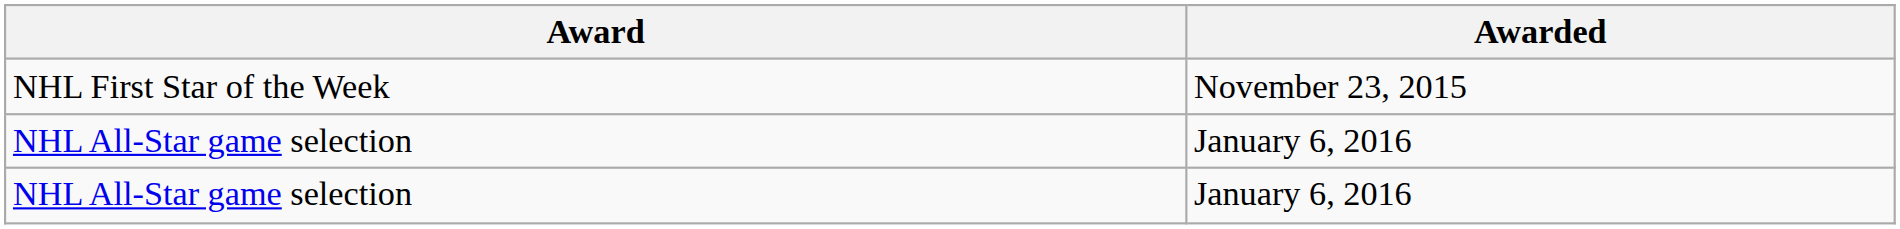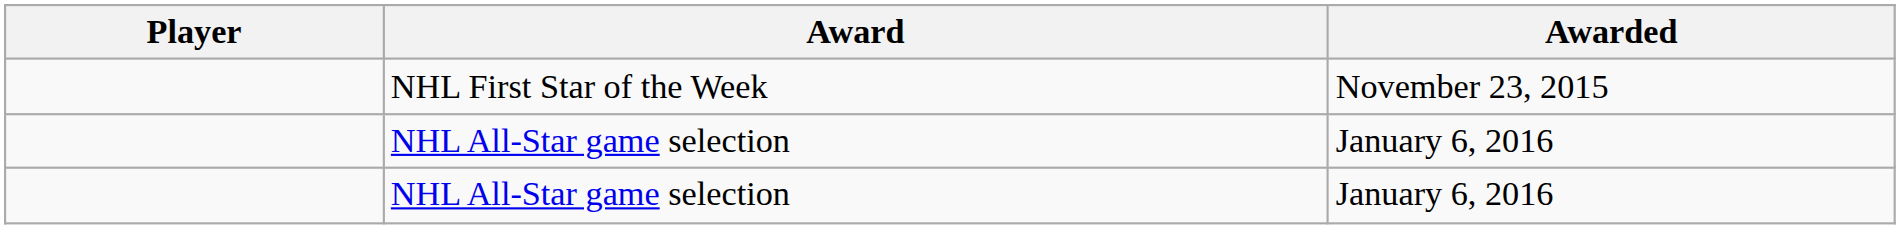+ column: (194, 31)
